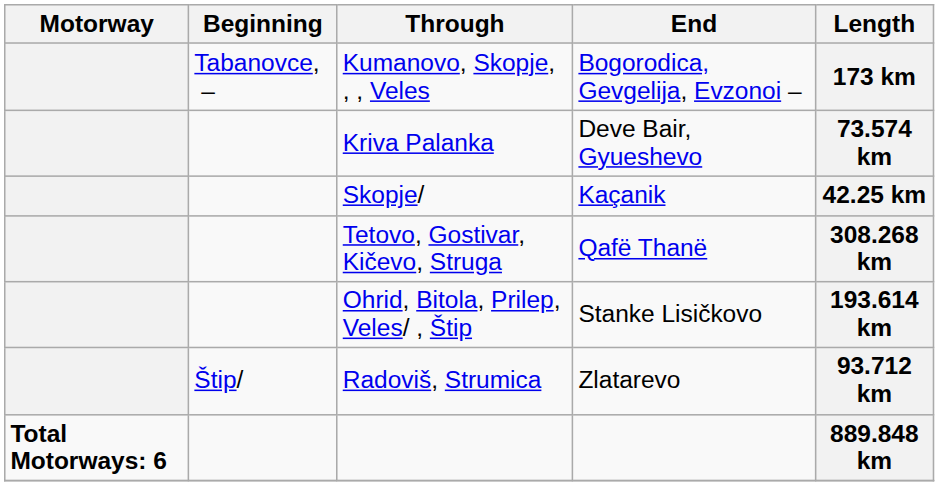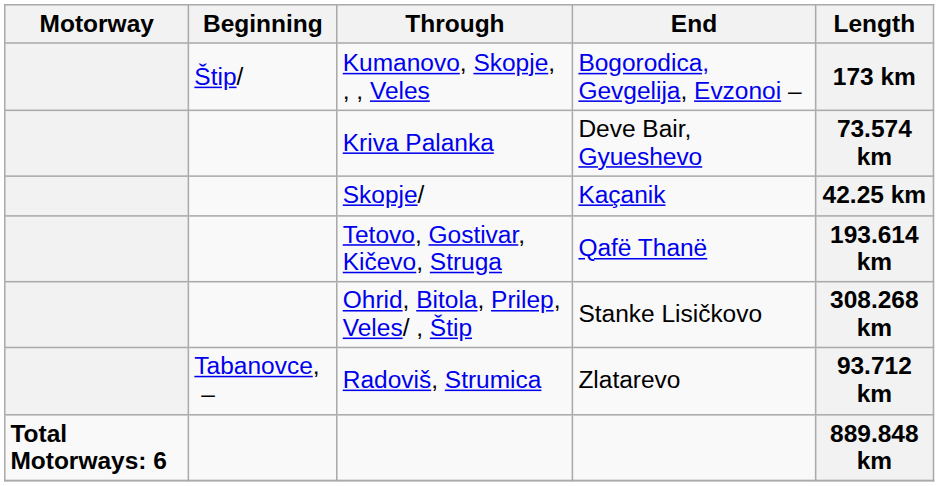(257, 76) Tabanovce, – -> (219, 76) Štip/
(874, 248) 308.268 km -> (874, 248) 193.614 km
(874, 314) 193.614 km -> (874, 314) 308.268 km
(219, 380) Štip/ -> (257, 380) Tabanovce, –
